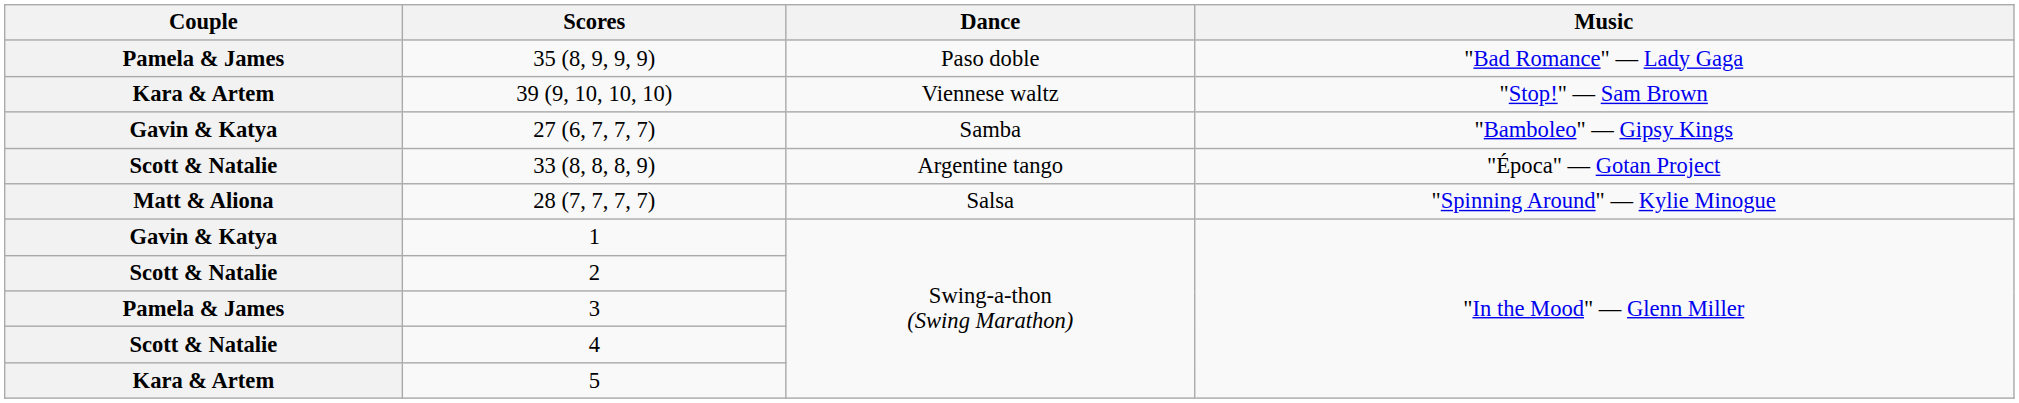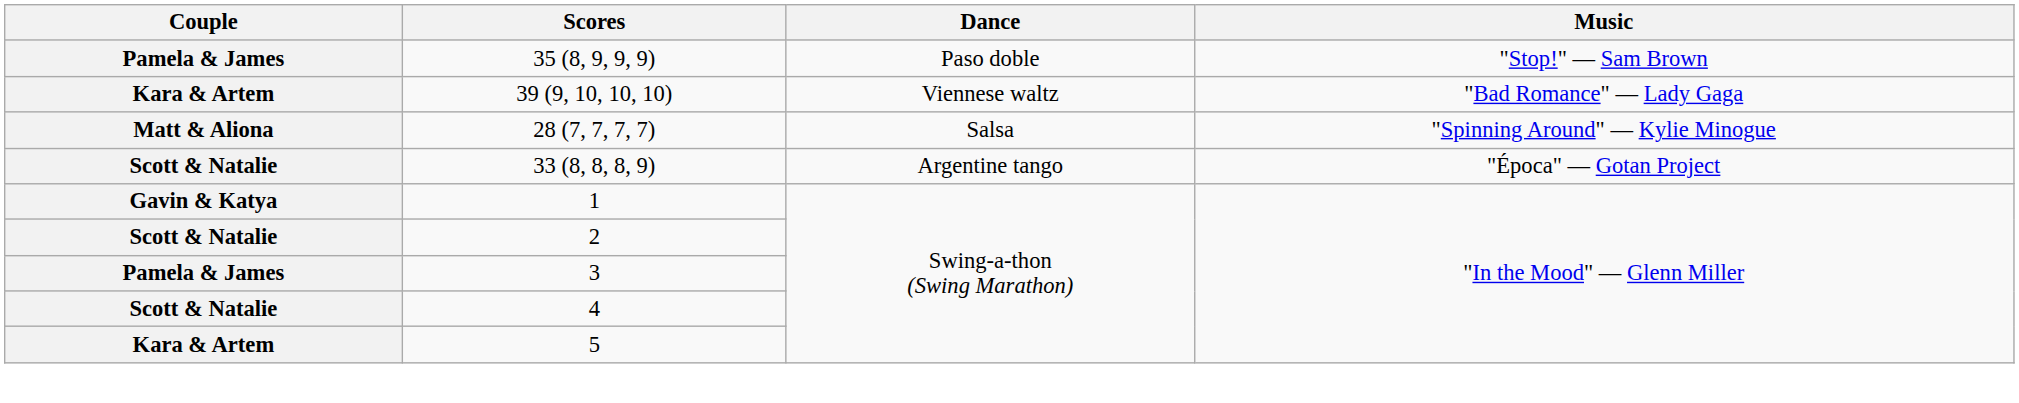(1604, 58) "Bad Romance" — Lady Gaga -> (1604, 58) "Stop!" — Sam Brown
(1604, 93) "Stop!" — Sam Brown -> (1604, 93) "Bad Romance" — Lady Gaga
- row: (594, 129)
rows swapped: (594, 165) <-> (594, 201)
